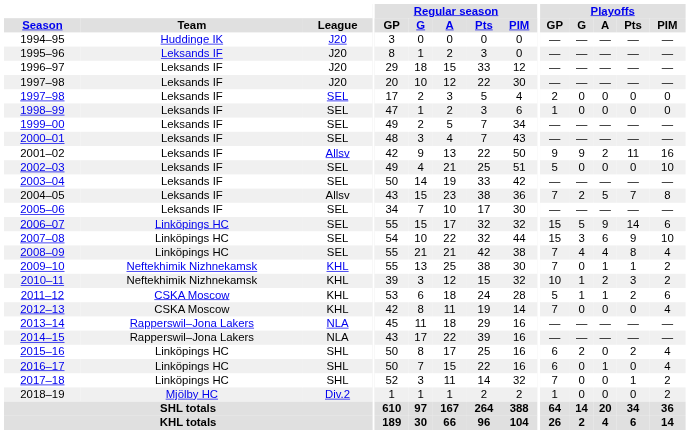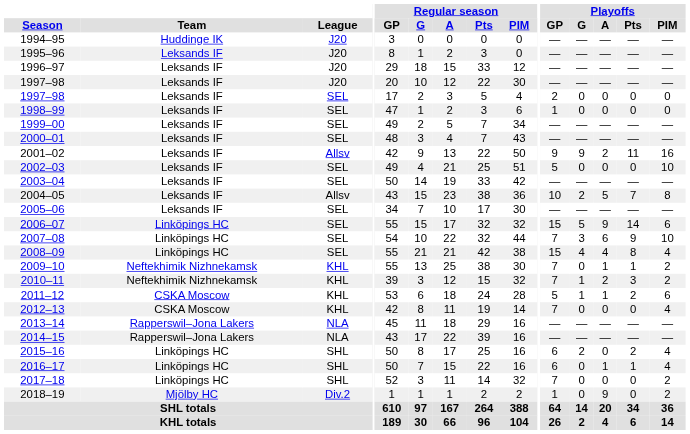(555, 195) 7 -> (555, 195) 10
(555, 238) 15 -> (555, 238) 7
(555, 252) 7 -> (555, 252) 15
(555, 281) 10 -> (555, 281) 7
(633, 366) 0 -> (633, 366) 1
(633, 380) 1 -> (633, 380) 0
(605, 394) 0 -> (605, 394) 9
